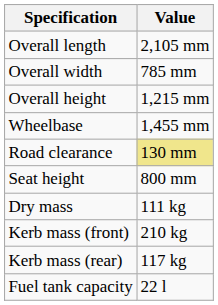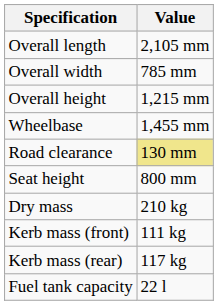(163, 206) 111 kg -> (164, 206) 210 kg
(164, 233) 210 kg -> (163, 233) 111 kg
